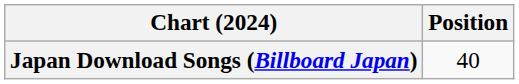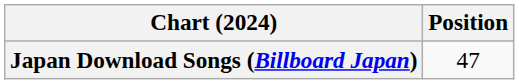(468, 59) 40 -> (468, 59) 47
